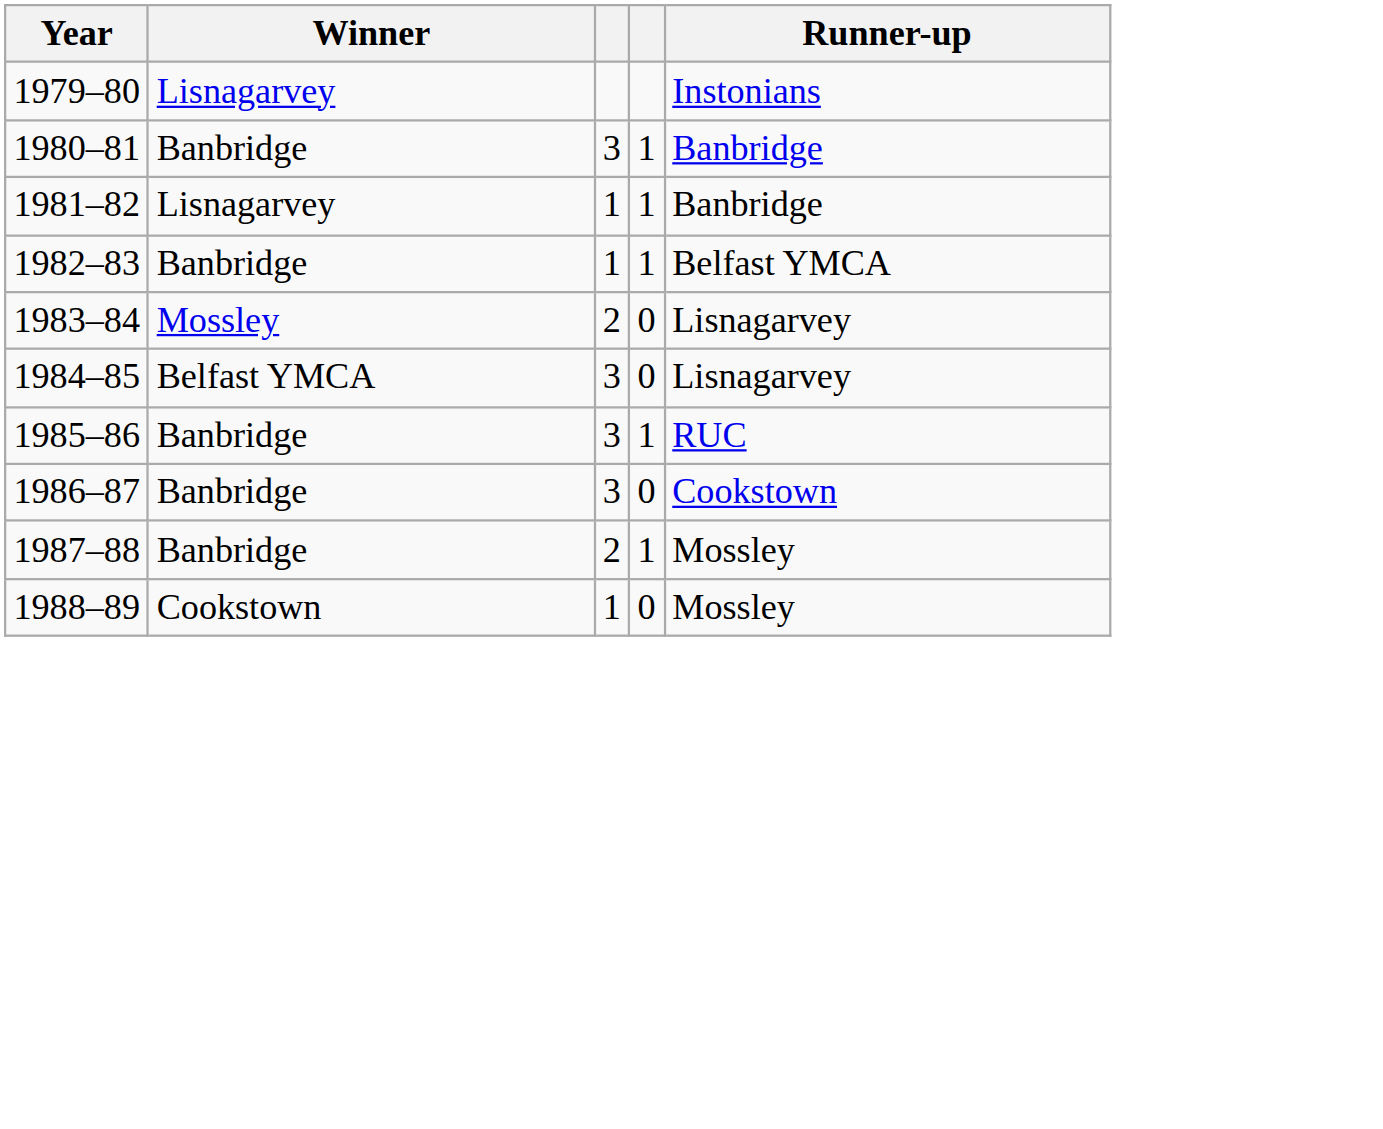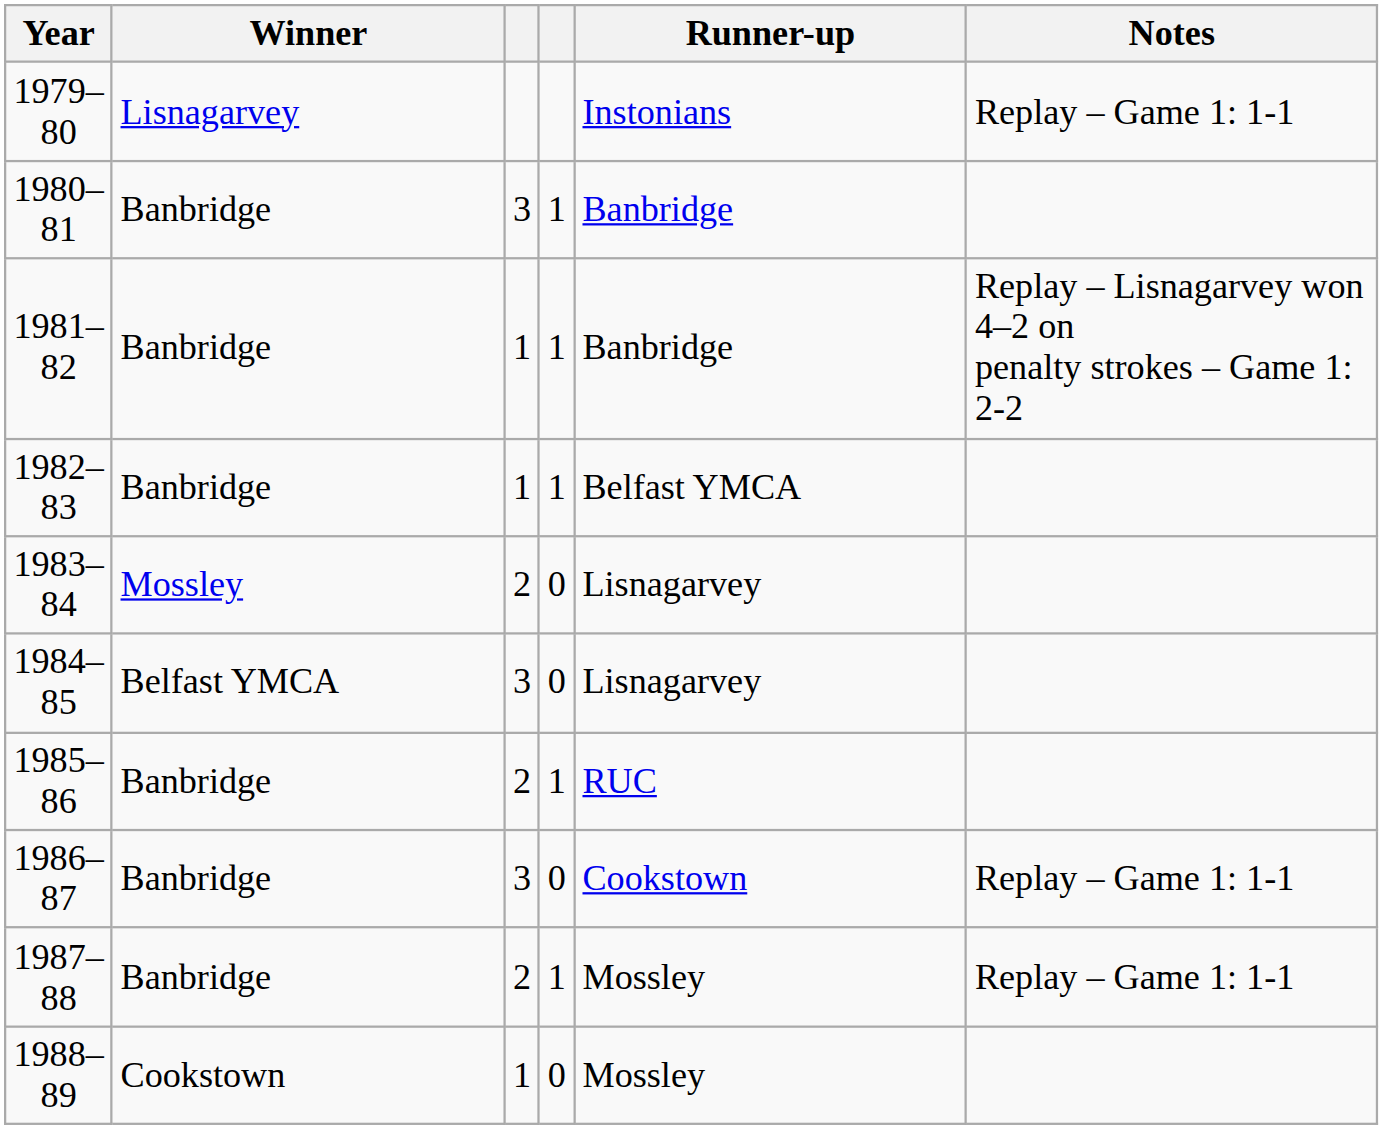+ column: (1172, 33)
(246, 205) Lisnagarvey -> (196, 347) Banbridge
(612, 434) 3 -> (522, 780) 2
